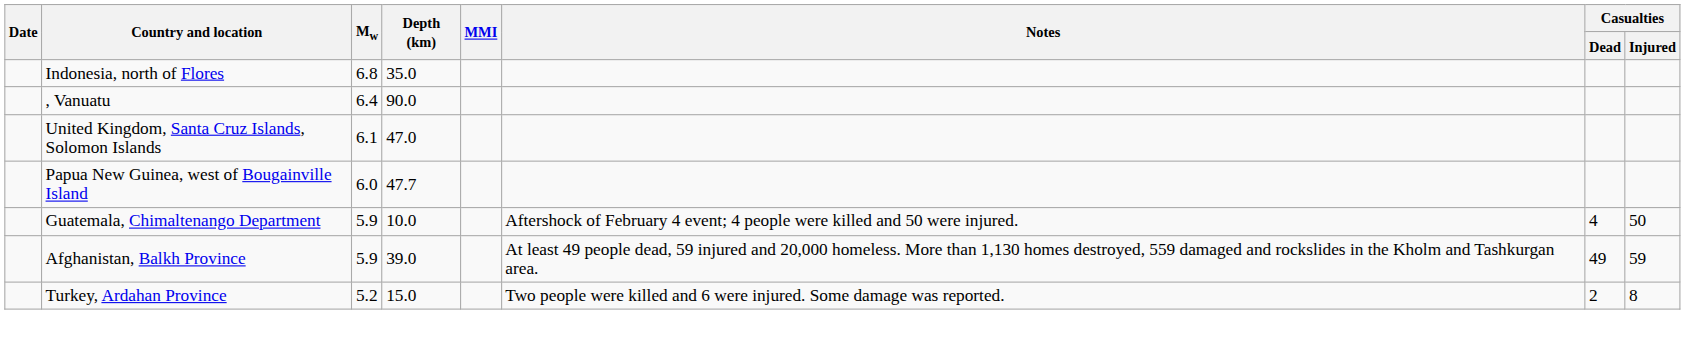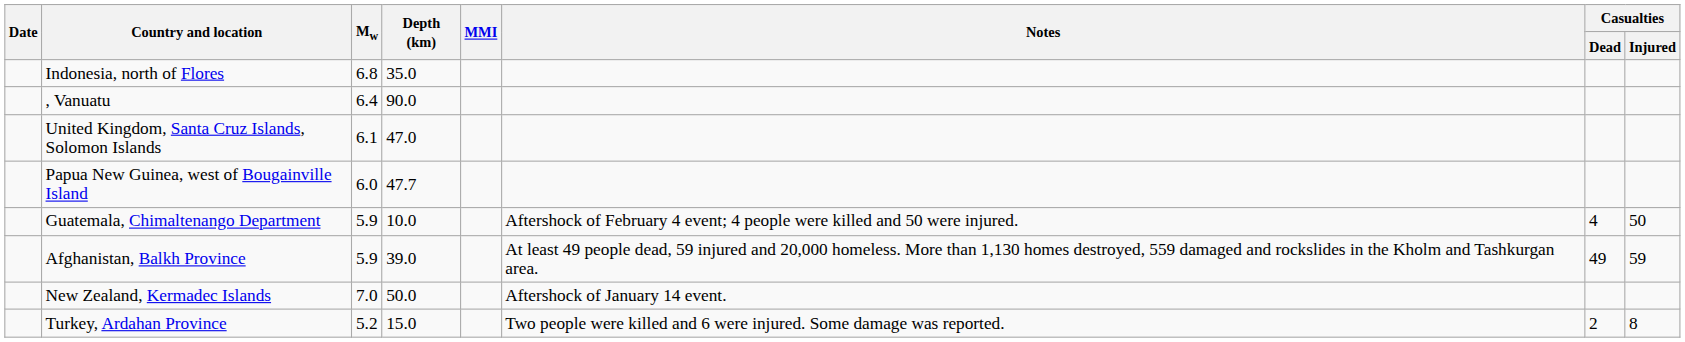+ row: (158, 295)
